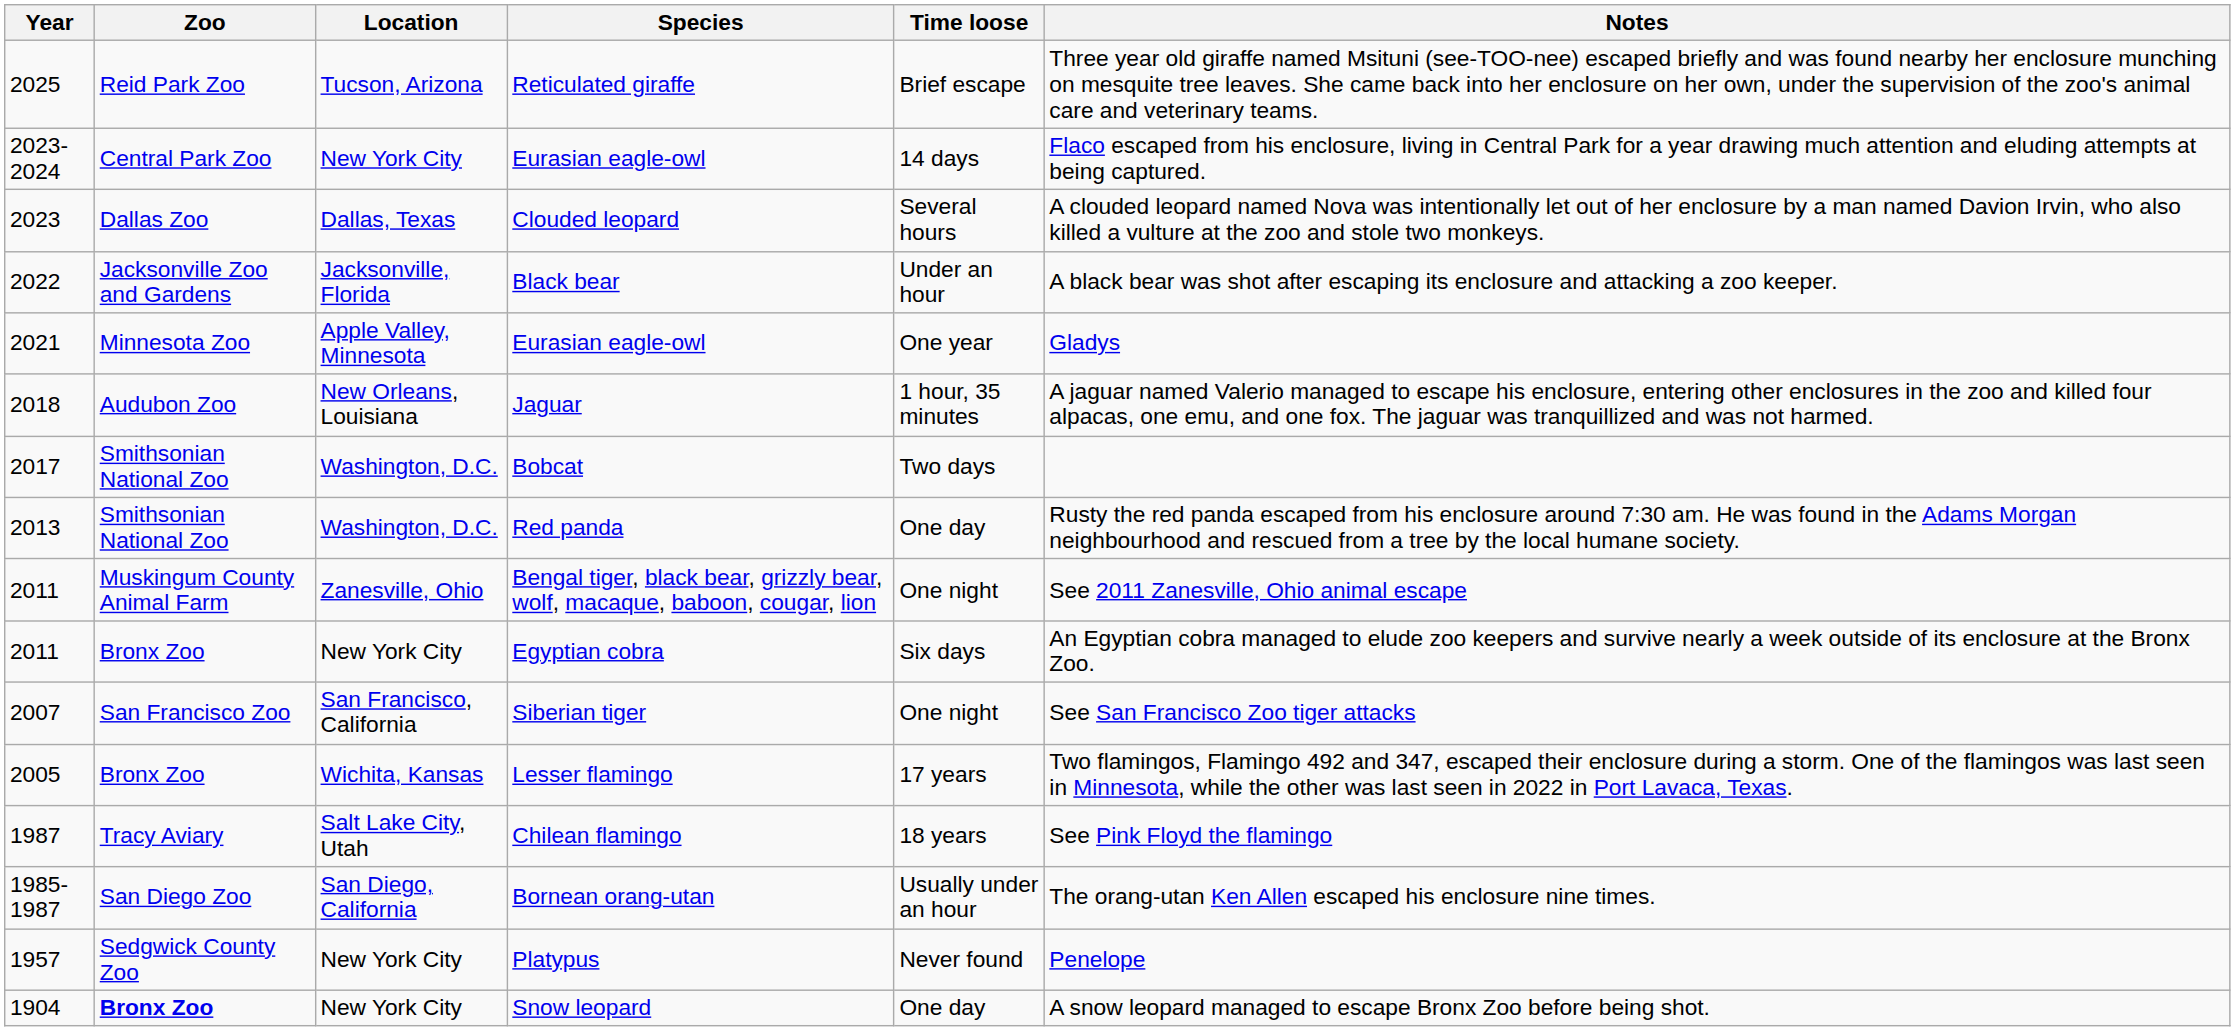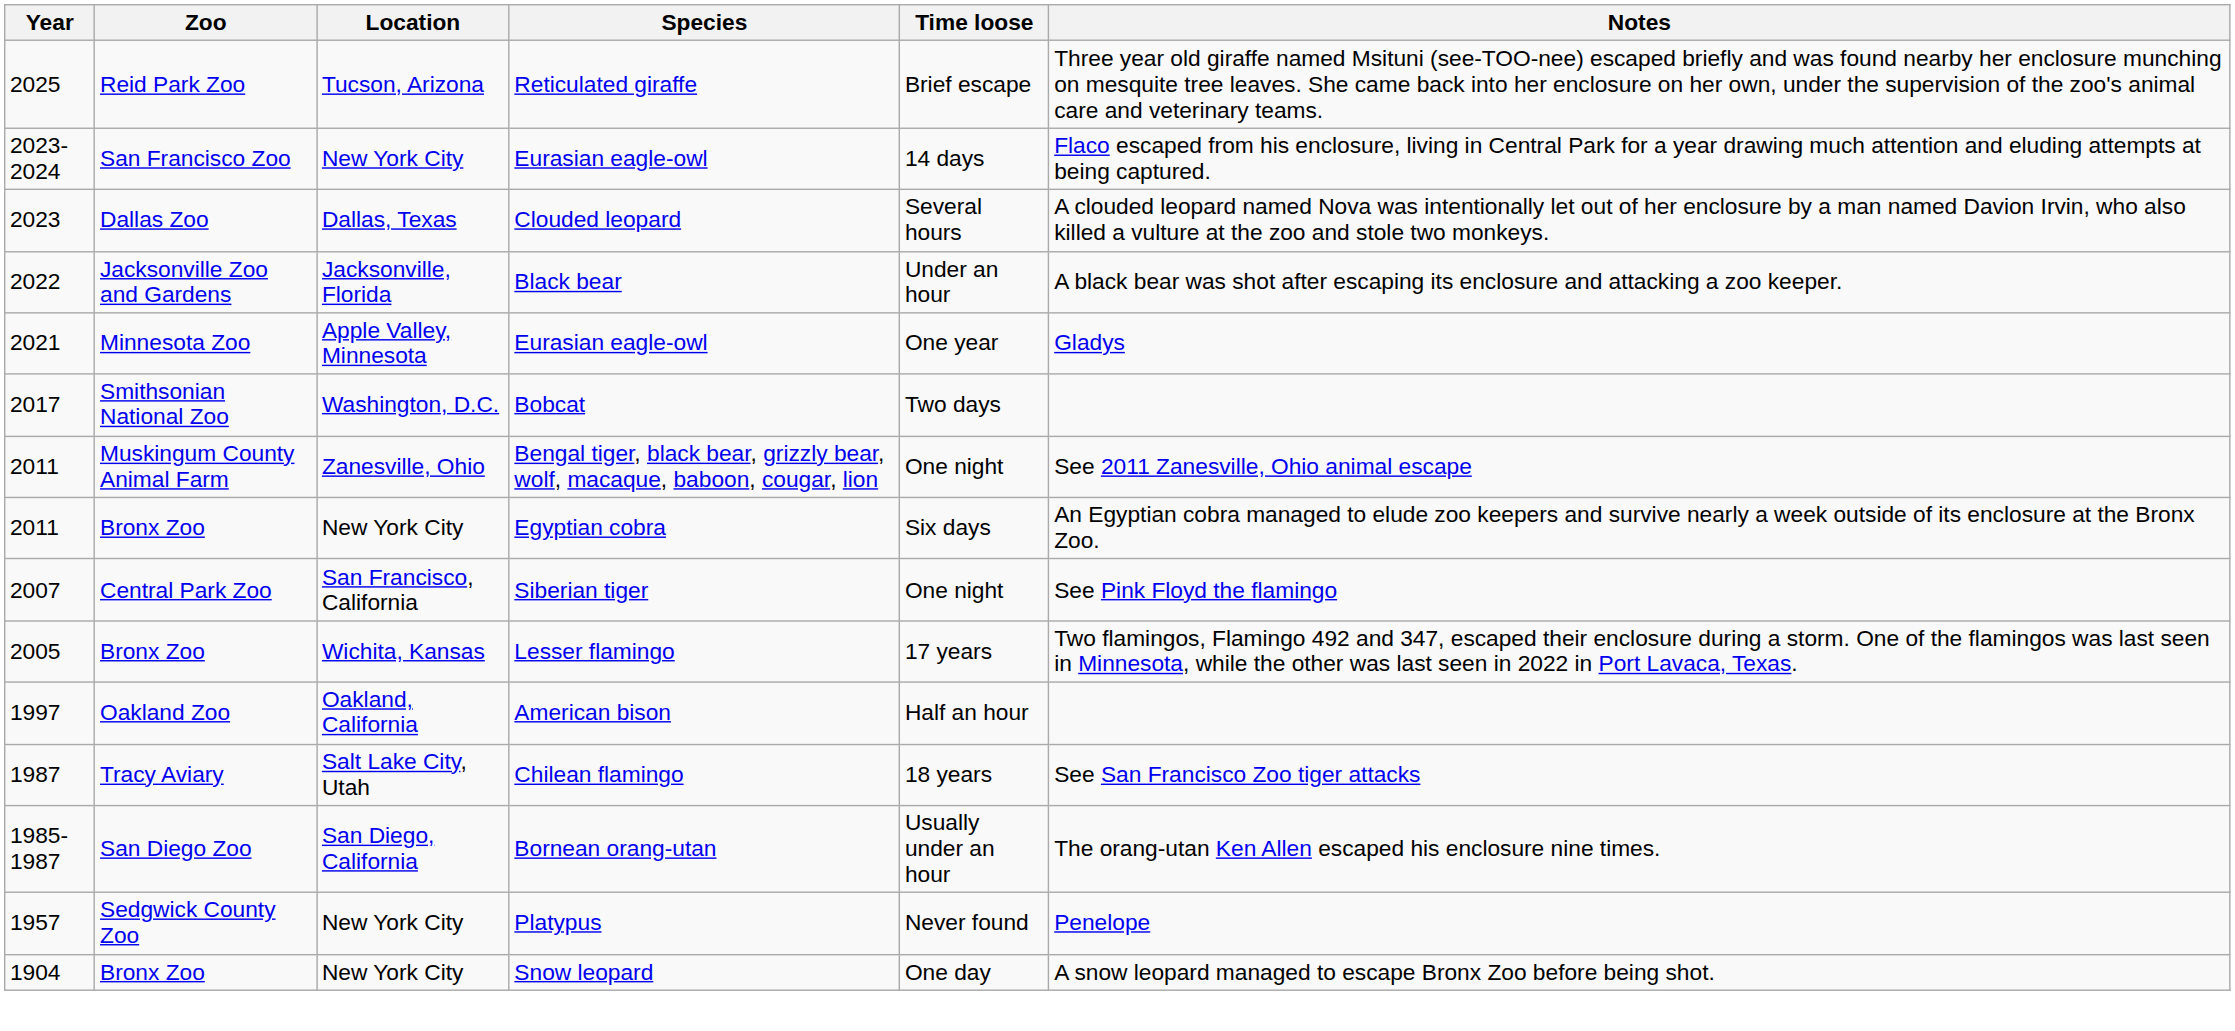(186, 158) Central Park Zoo -> (195, 158) San Francisco Zoo
- row: (35, 404)
- row: (35, 528)
(195, 712) San Francisco Zoo -> (186, 589) Central Park Zoo
(1232, 712) See San Francisco Zoo tiger attacks -> (1196, 589) See Pink Floyd the flamingo
+ row: (35, 712)
(1191, 835) See Pink Floyd the flamingo -> (1237, 774) See San Francisco Zoo tiger attacks
(157, 1007) bold -> (152, 971) normal
